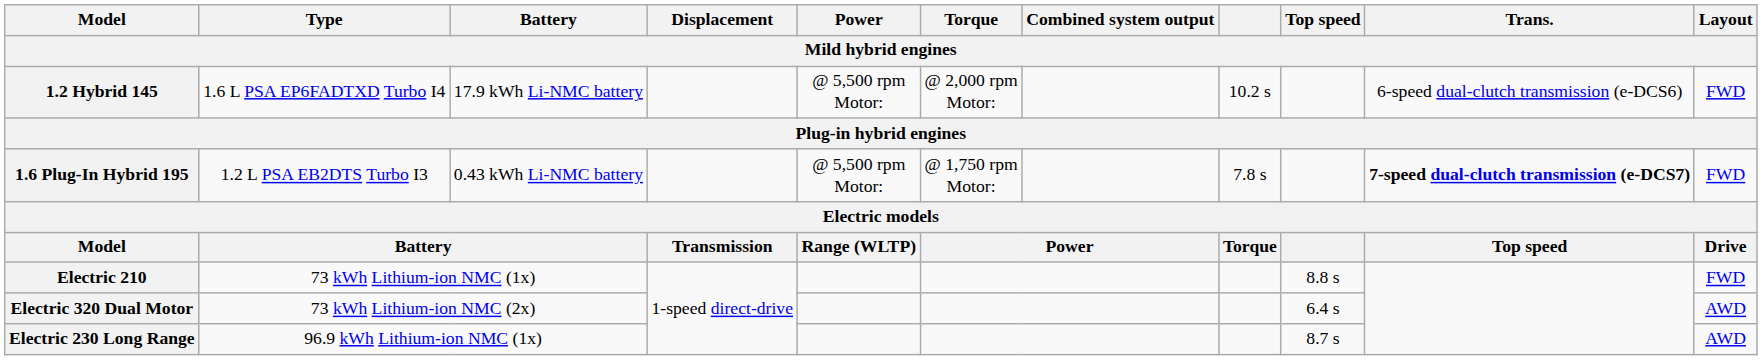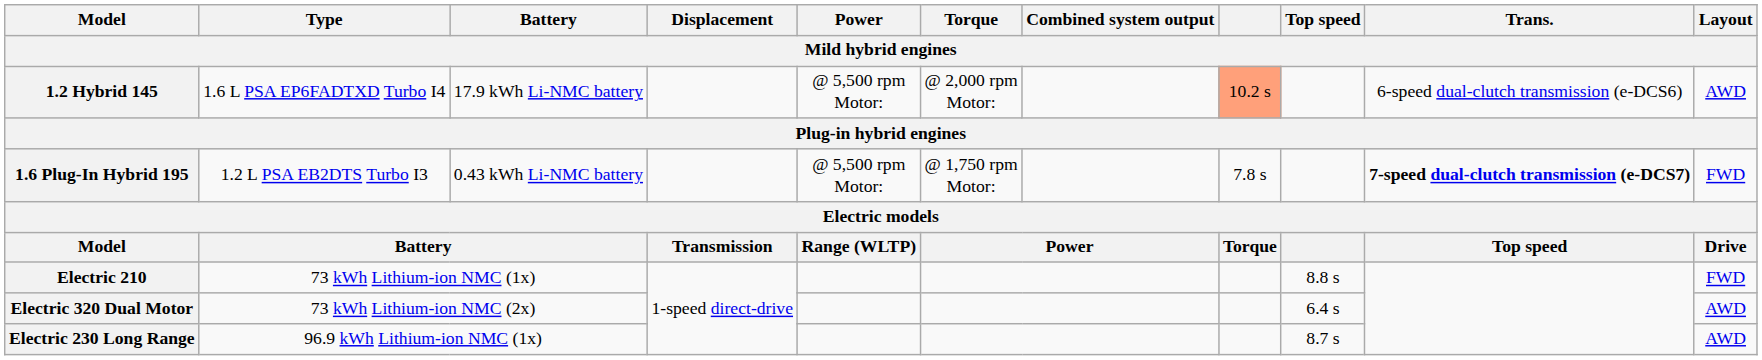(1250, 91) no background -> (1250, 91) lightsalmon background
(1726, 91) FWD -> (1726, 91) AWD
